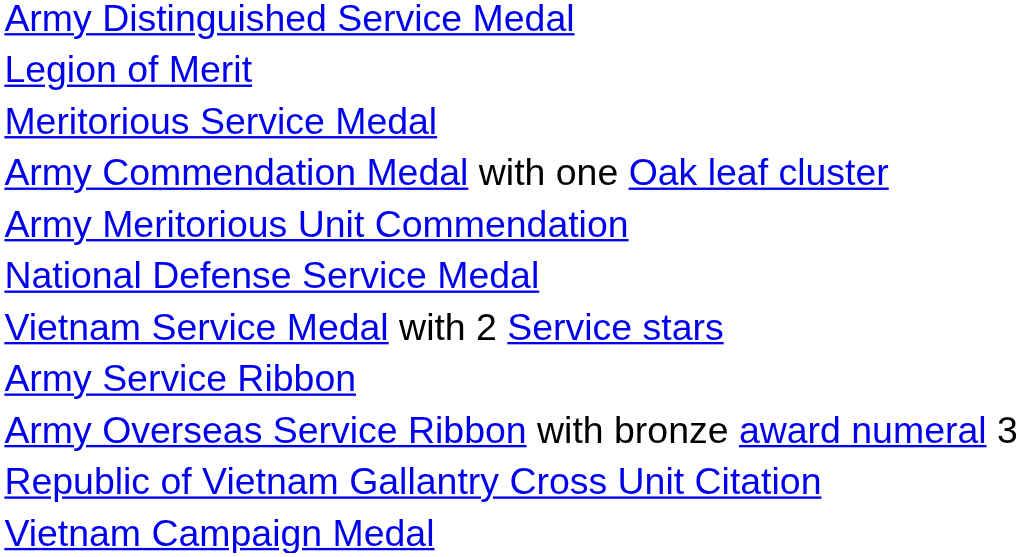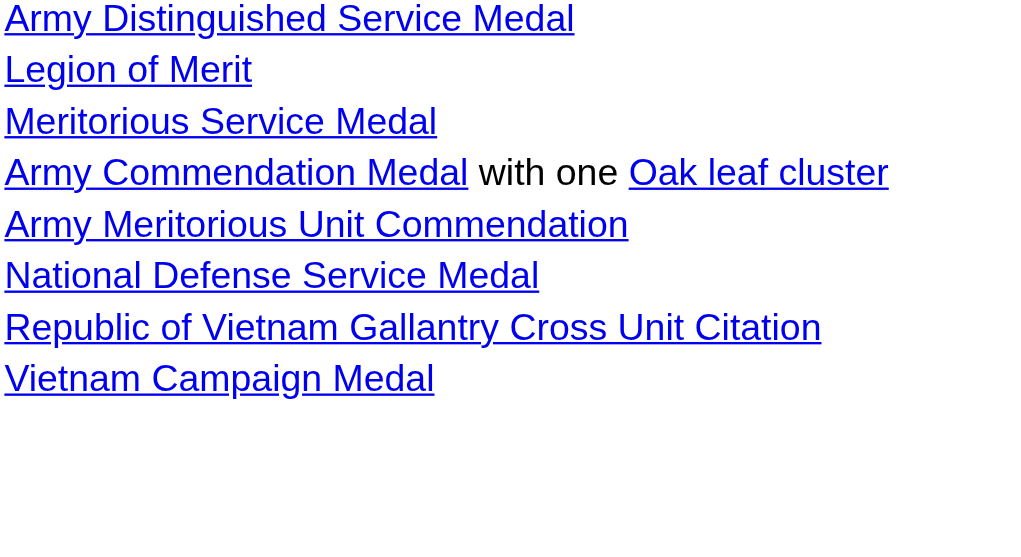- row: (364, 327)
- row: (180, 378)
- row: (511, 430)
